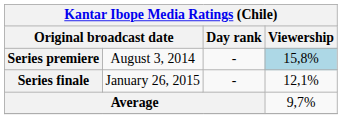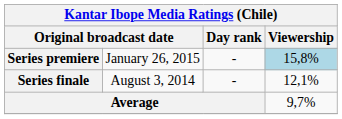(153, 59) August 3, 2014 -> (153, 59) January 26, 2015
(153, 80) January 26, 2015 -> (153, 80) August 3, 2014
